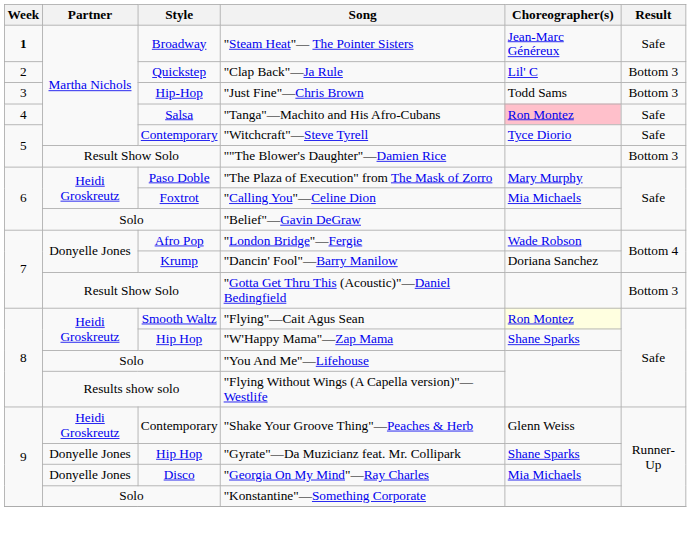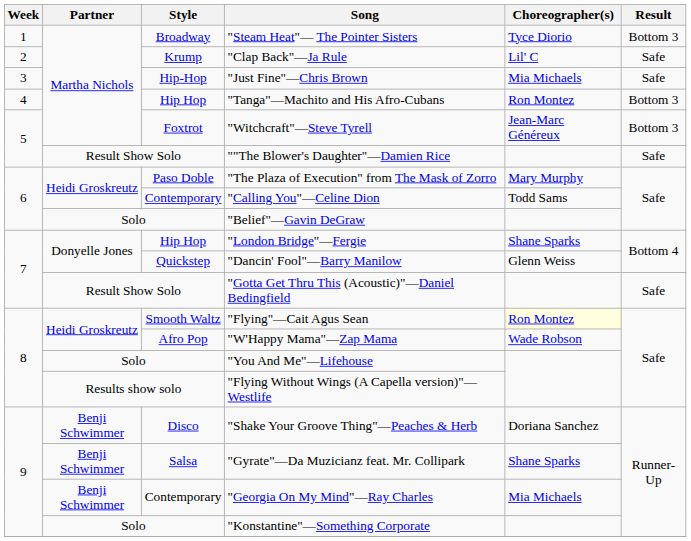(23, 43) bold -> (23, 36) normal
(536, 43) Jean-Marc Généreux -> (540, 36) Tyce Diorio
(653, 43) Safe -> (653, 36) Bottom 3
(179, 72) Quickstep -> (183, 57) Krump
(653, 72) Bottom 3 -> (653, 57) Safe
(537, 93) Todd Sams -> (545, 78) Mia Michaels
(653, 93) Bottom 3 -> (653, 78) Safe
(179, 114) Salsa -> (183, 99) Hip Hop
(541, 114) pink background -> (541, 99) no background
(653, 114) Safe -> (653, 99) Bottom 3
(179, 135) Contemporary -> (183, 127) Foxtrot
(540, 135) Tyce Diorio -> (536, 127) Jean-Marc Généreux
(653, 135) Safe -> (653, 127) Bottom 3
(653, 156) Bottom 3 -> (653, 156) Safe
(179, 198) Foxtrot -> (183, 198) Contemporary
(544, 198) Mia Michaels -> (538, 198) Todd Sams
(179, 240) Afro Pop -> (183, 240) Hip Hop
(545, 240) Wade Robson -> (544, 240) Shane Sparks
(179, 261) Krump -> (183, 261) Quickstep
(553, 261) Doriana Sanchez -> (542, 261) Glenn Weiss
(653, 290) Bottom 3 -> (653, 290) Safe
(179, 339) Hip Hop -> (183, 339) Afro Pop
(544, 339) Shane Sparks -> (545, 339) Wade Robson
(90, 425) Heidi Groskreutz -> (92, 425) Benji Schwimmer
(179, 425) Contemporary -> (183, 425) Disco
(541, 425) Glenn Weiss -> (553, 425) Doriana Sanchez
(90, 453) Donyelle Jones -> (92, 461) Benji Schwimmer
(179, 453) Hip Hop -> (183, 461) Salsa
(90, 474) Donyelle Jones -> (92, 497) Benji Schwimmer
(179, 474) Disco -> (183, 497) Contemporary
